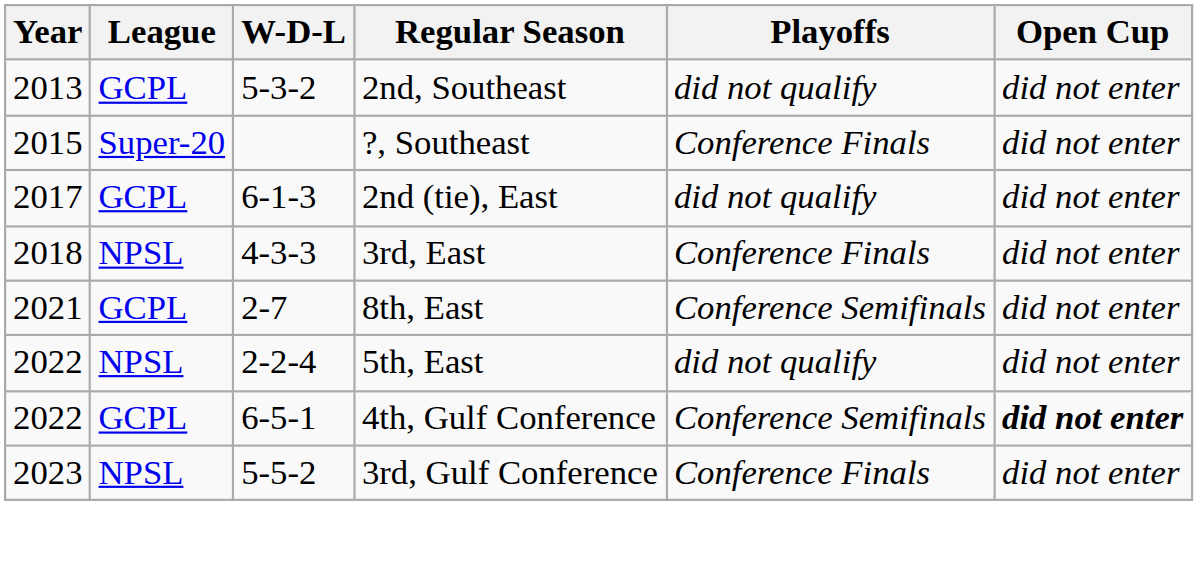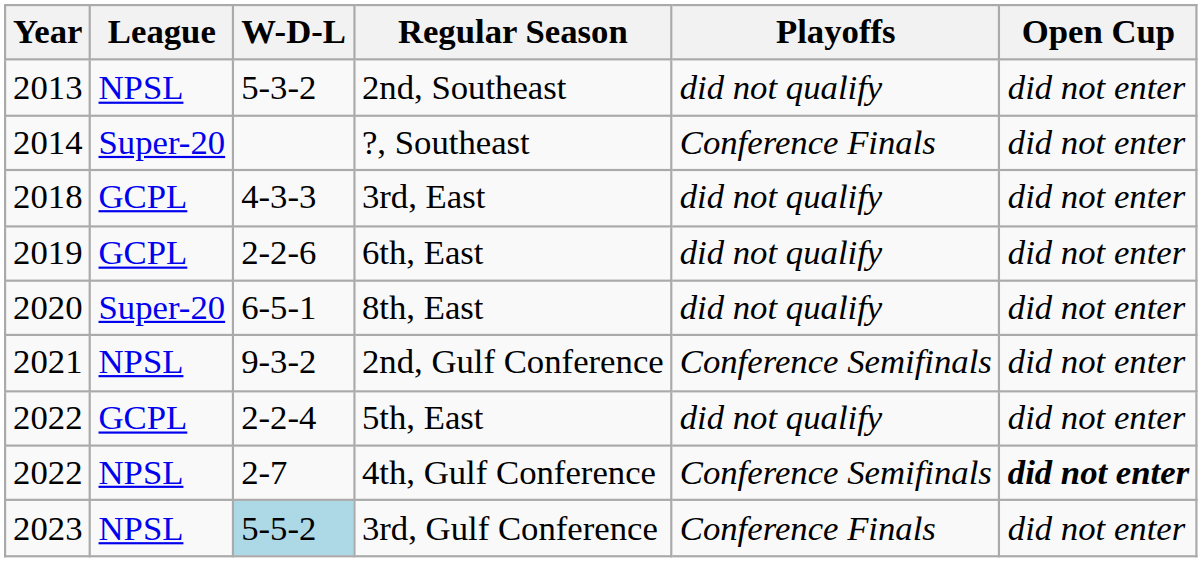(143, 87) GCPL -> (141, 87) NPSL
(48, 142) 2015 -> (48, 142) 2014
- row: (460, 197)
(141, 252) NPSL -> (143, 197) GCPL
(802, 252) Conference Finals -> (781, 197) did not qualify
+ row: (423, 252)
(48, 307) 2021 -> (48, 307) 2020
(143, 307) GCPL -> (162, 307) Super-20
(264, 307) 2-7 -> (279, 307) 6-5-1
(830, 307) Conference Semifinals -> (781, 307) did not qualify
+ row: (513, 362)
(141, 362) NPSL -> (143, 417) GCPL
(143, 417) GCPL -> (141, 472) NPSL
(279, 417) 6-5-1 -> (264, 472) 2-7
(279, 472) no background -> (279, 527) lightblue background
